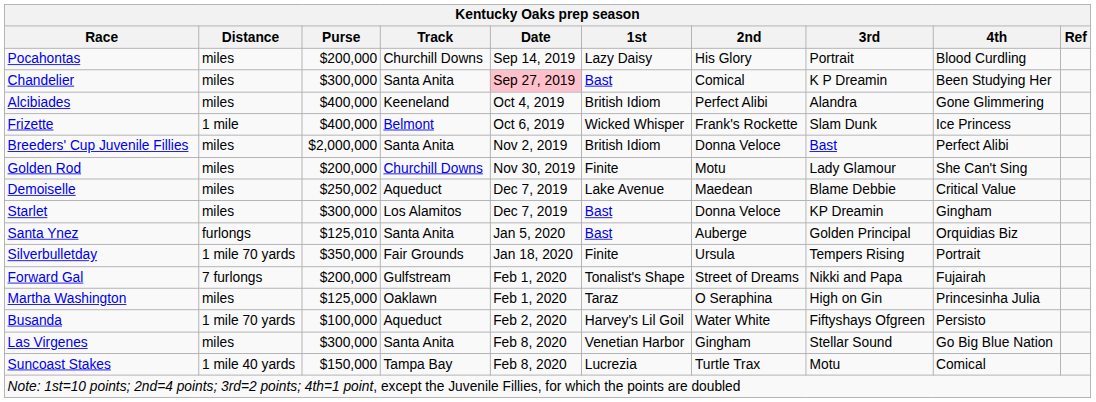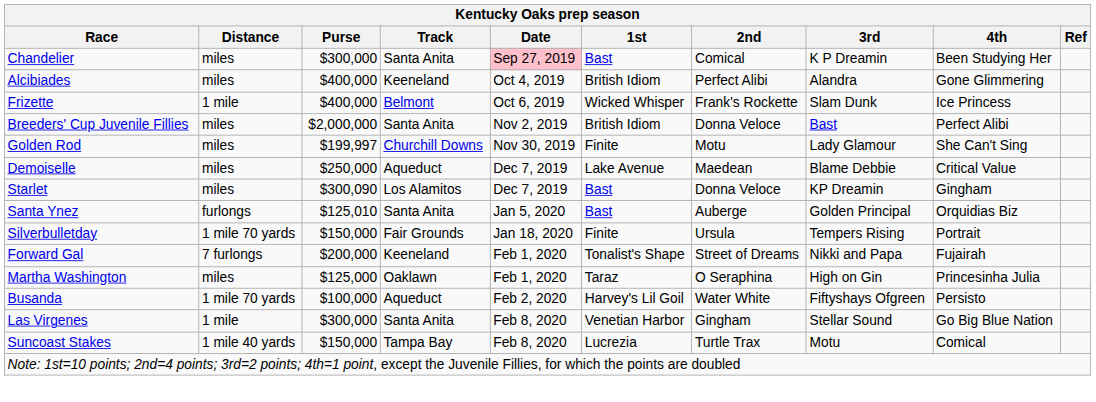- row: (44, 59)
(348, 168) $200,000 -> (348, 146) $199,997
(348, 189) $250,002 -> (348, 168) $250,000
(348, 211) $300,000 -> (348, 189) $300,090
(348, 255) $350,000 -> (348, 233) $150,000
(417, 277) Gulfstream -> (416, 255) Keeneland
(218, 342) miles -> (220, 320) 1 mile
